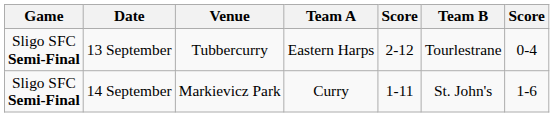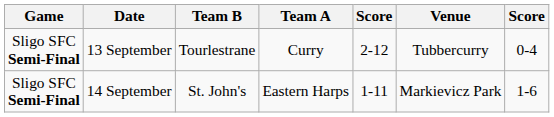columns swapped: (230, 16) <-> (463, 16)
(331, 49) Eastern Harps -> (306, 49) Curry
(331, 91) Curry -> (306, 91) Eastern Harps
